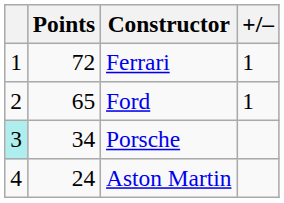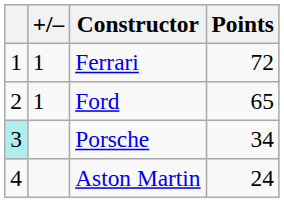columns swapped: (258, 23) <-> (64, 23)
